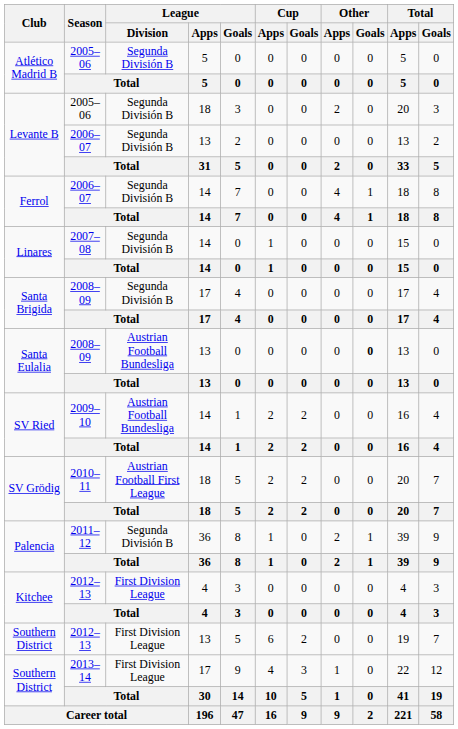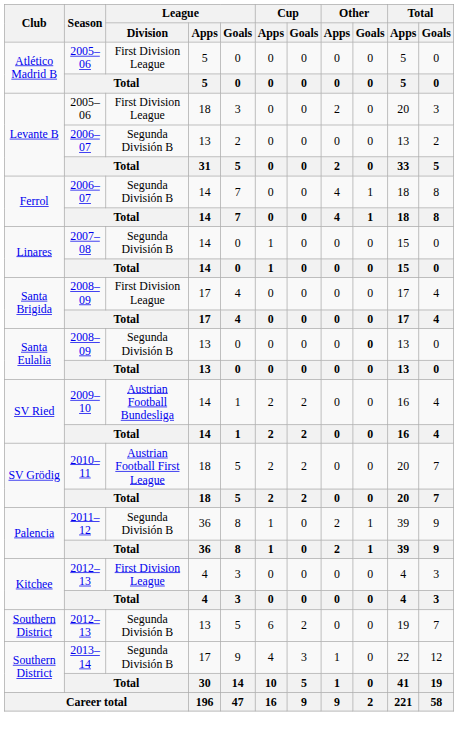(147, 58) Segunda División B -> (147, 58) First Division League
(147, 108) Segunda División B -> (147, 108) First Division League
(147, 293) Segunda División B -> (147, 293) First Division League
(147, 351) Austrian Football Bundesliga -> (147, 344) Segunda División B
(147, 638) First Division League -> (147, 625) Segunda División B
(147, 671) First Division League -> (147, 657) Segunda División B
